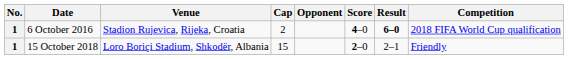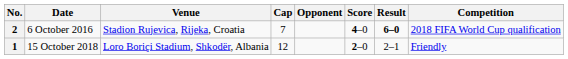(15, 29) 1 -> (15, 29) 2
(283, 29) 2 -> (283, 29) 7
(283, 46) 15 -> (283, 46) 12
